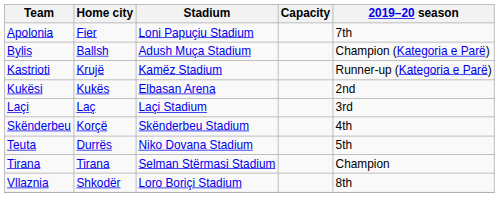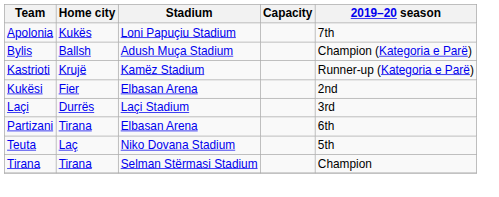(87, 32) Fier -> (75, 32) Kukës
(93, 88) Kukës -> (69, 88) Fier
(86, 107) Laç -> (76, 107) Durrës
+ row: (30, 126)
- row: (39, 126)
(94, 145) Durrës -> (68, 145) Laç
- row: (28, 182)
